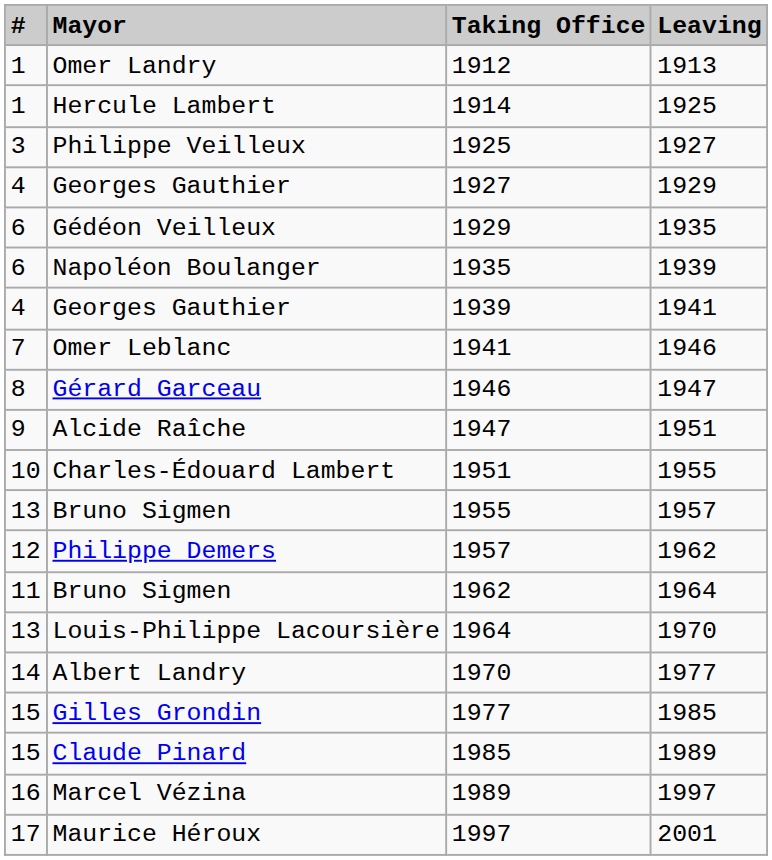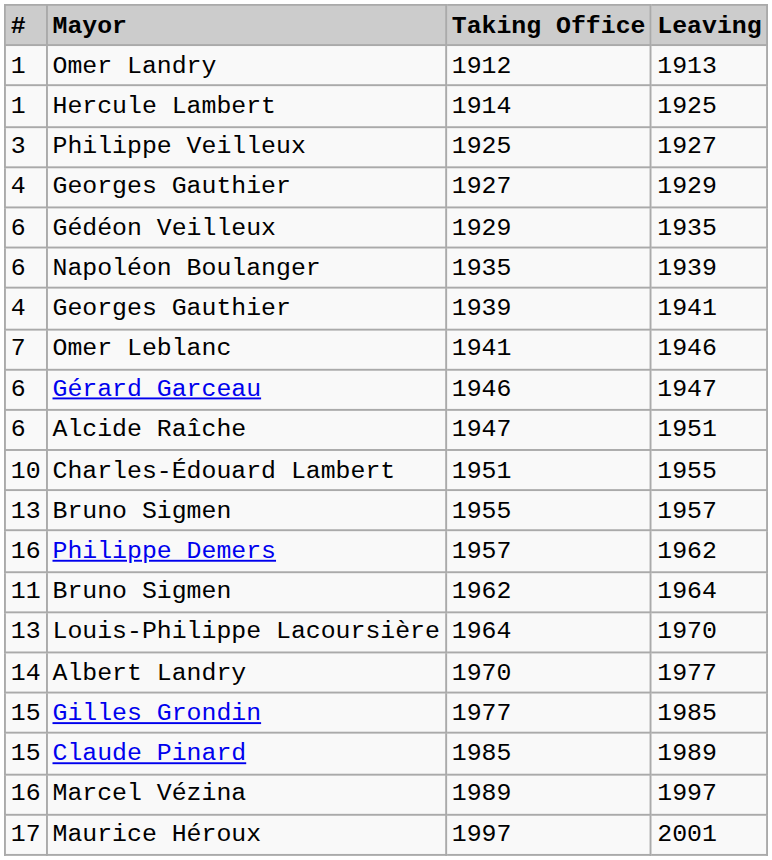(18, 389) 8 -> (18, 389) 6
(18, 430) 9 -> (18, 430) 6
(26, 551) 12 -> (26, 551) 16
